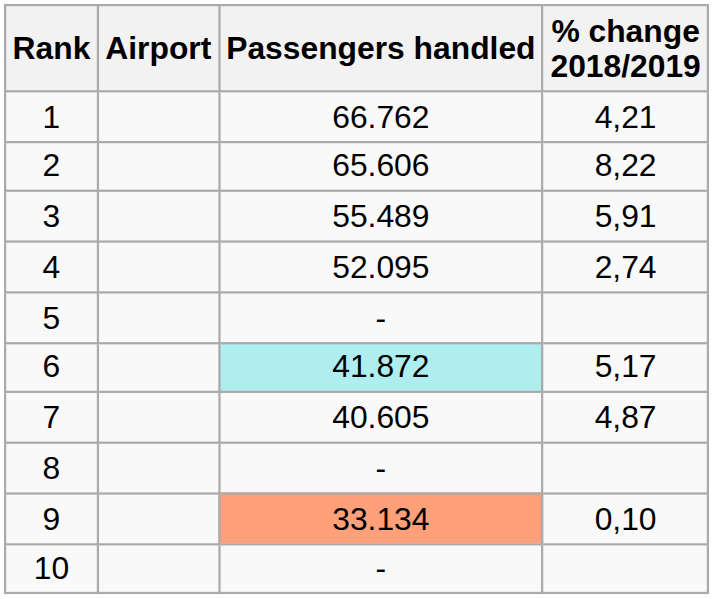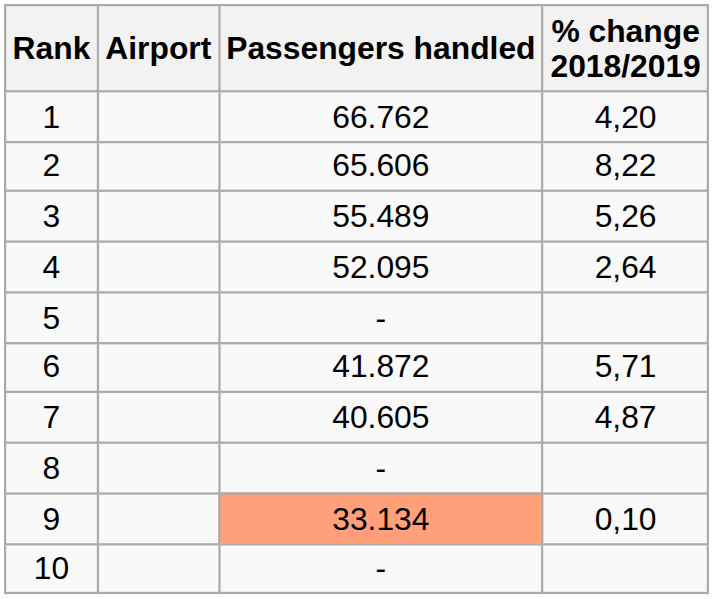(626, 116) 4,21 -> (626, 116) 4,20
(626, 217) 5,91 -> (626, 217) 5,26
(626, 267) 2,74 -> (626, 267) 2,64
(381, 368) paleturquoise background -> (381, 368) no background
(626, 368) 5,17 -> (626, 368) 5,71
